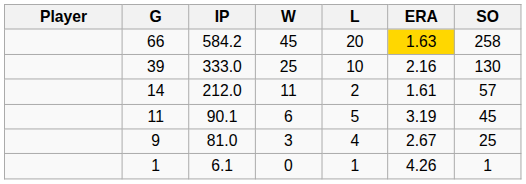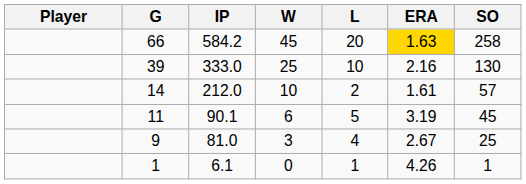(288, 91) 11 -> (288, 91) 10
